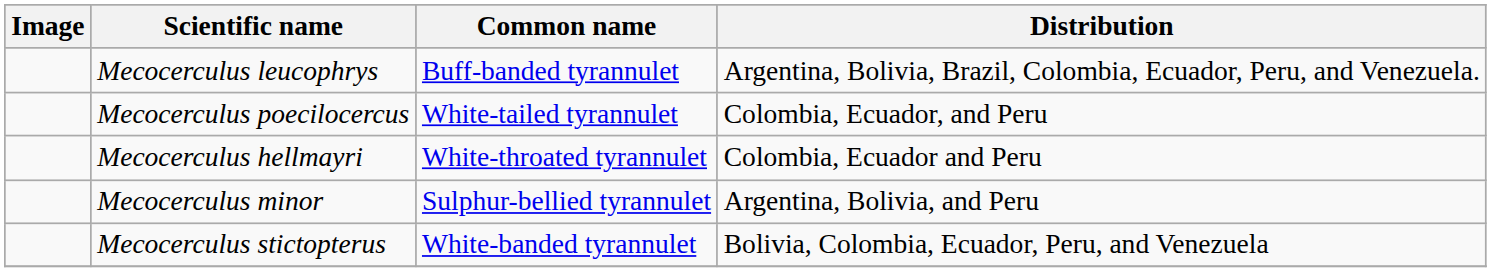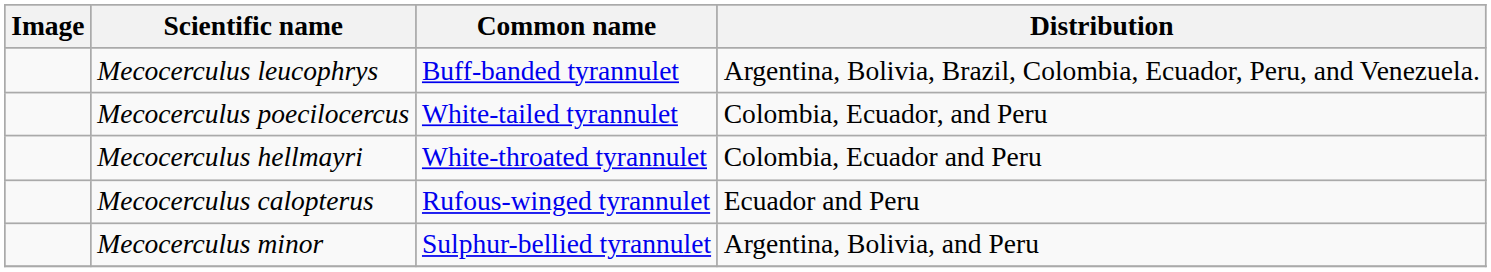+ row: (235, 200)
- row: (242, 244)
